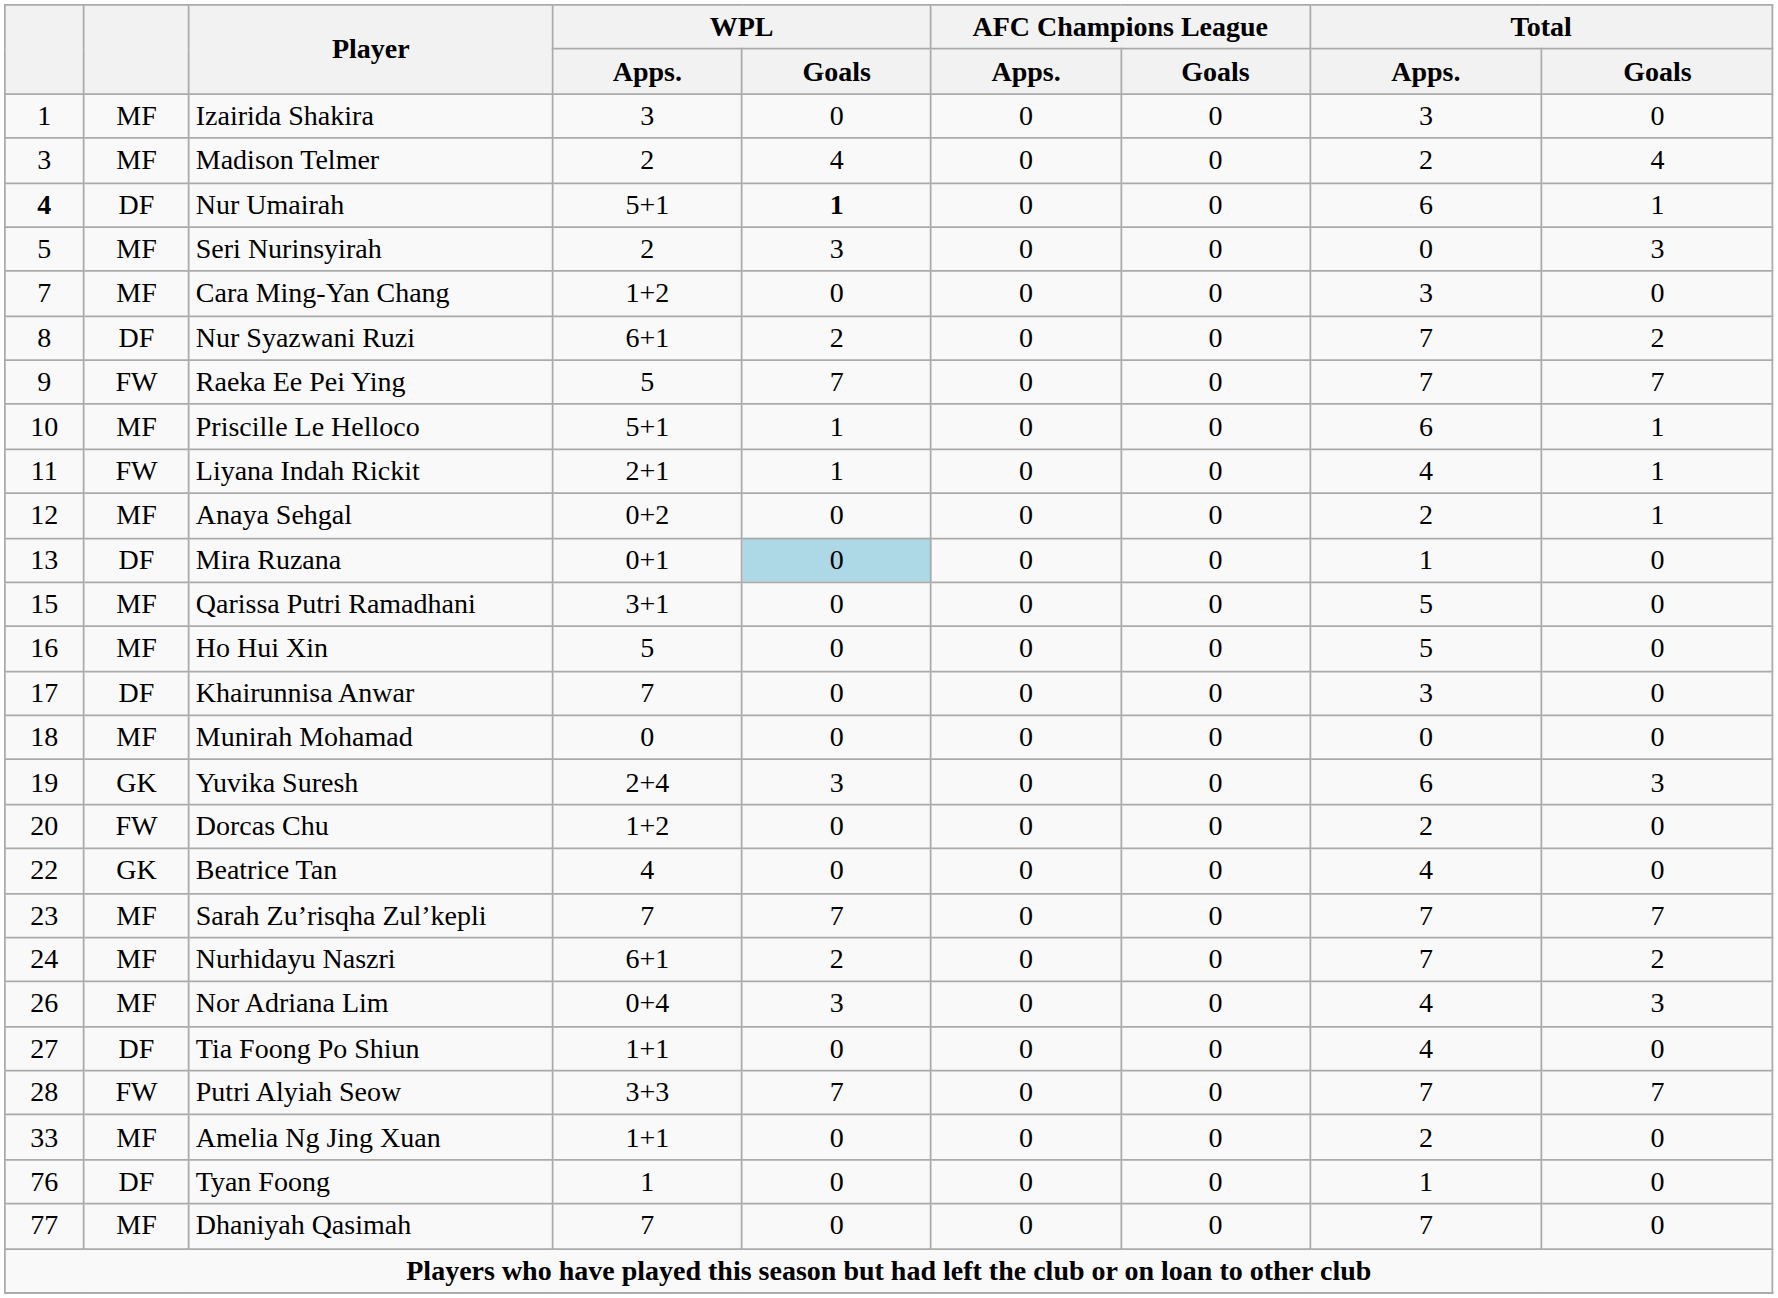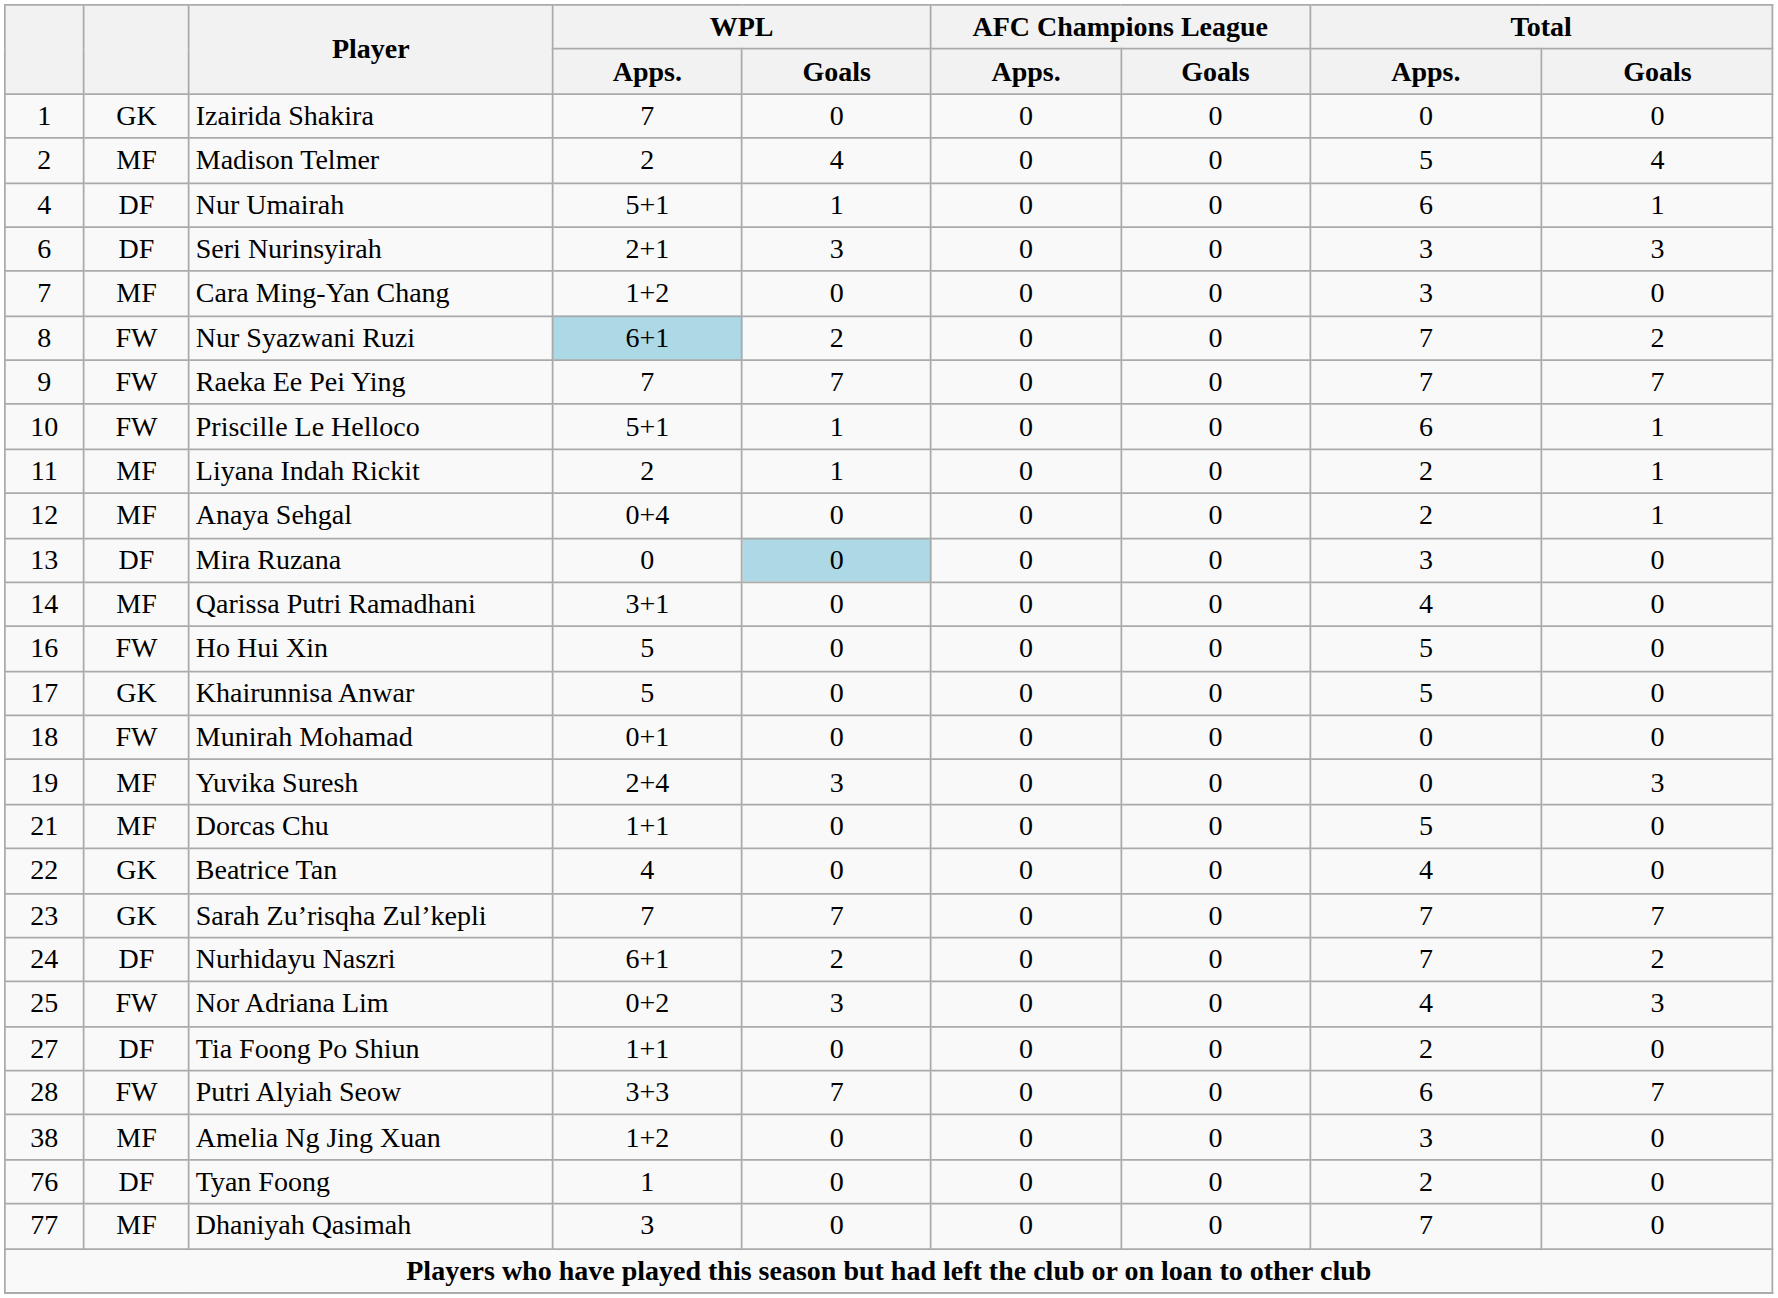(136, 115) MF -> (136, 115) GK
(647, 115) 3 -> (647, 115) 7
(1426, 115) 3 -> (1426, 115) 0
(44, 159) 3 -> (44, 159) 2
(1426, 159) 2 -> (1426, 159) 5
(44, 204) bold -> (44, 204) normal
(837, 204) bold -> (837, 204) normal
(44, 248) 5 -> (44, 248) 6
(136, 248) MF -> (136, 248) DF
(647, 248) 2 -> (647, 248) 2+1
(1426, 248) 0 -> (1426, 248) 3
(136, 337) DF -> (136, 337) FW
(647, 337) no background -> (647, 337) lightblue background
(647, 381) 5 -> (647, 381) 7
(136, 426) MF -> (136, 426) FW
(136, 470) FW -> (136, 470) MF
(647, 470) 2+1 -> (647, 470) 2
(1426, 470) 4 -> (1426, 470) 2
(647, 515) 0+2 -> (647, 515) 0+4
(647, 559) 0+1 -> (647, 559) 0
(1426, 559) 1 -> (1426, 559) 3
(44, 603) 15 -> (44, 603) 14
(1426, 603) 5 -> (1426, 603) 4
(136, 648) MF -> (136, 648) FW
(136, 692) DF -> (136, 692) GK
(647, 692) 7 -> (647, 692) 5
(1426, 692) 3 -> (1426, 692) 5
(136, 737) MF -> (136, 737) FW
(647, 737) 0 -> (647, 737) 0+1
(136, 781) GK -> (136, 781) MF
(1426, 781) 6 -> (1426, 781) 0
(44, 826) 20 -> (44, 826) 21
(136, 826) FW -> (136, 826) MF
(647, 826) 1+2 -> (647, 826) 1+1
(1426, 826) 2 -> (1426, 826) 5
(136, 914) MF -> (136, 914) GK
(136, 959) MF -> (136, 959) DF
(44, 1003) 26 -> (44, 1003) 25
(136, 1003) MF -> (136, 1003) FW
(647, 1003) 0+4 -> (647, 1003) 0+2
(1426, 1048) 4 -> (1426, 1048) 2
(1426, 1092) 7 -> (1426, 1092) 6
(44, 1136) 33 -> (44, 1136) 38
(647, 1136) 1+1 -> (647, 1136) 1+2
(1426, 1136) 2 -> (1426, 1136) 3
(1426, 1181) 1 -> (1426, 1181) 2
(647, 1225) 7 -> (647, 1225) 3
